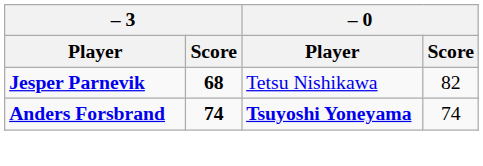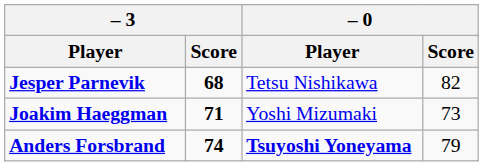+ row: (88, 113)
(451, 113) 74 -> (451, 144) 79
